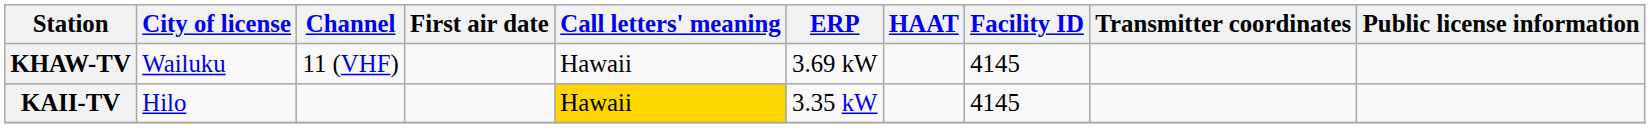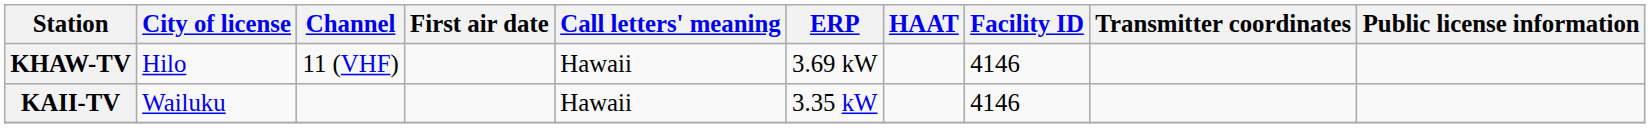(184, 63) Wailuku -> (164, 63) Hilo
(995, 63) 4145 -> (995, 63) 4146
(164, 102) Hilo -> (184, 102) Wailuku
(596, 102) gold background -> (596, 102) no background
(995, 102) 4145 -> (995, 102) 4146
